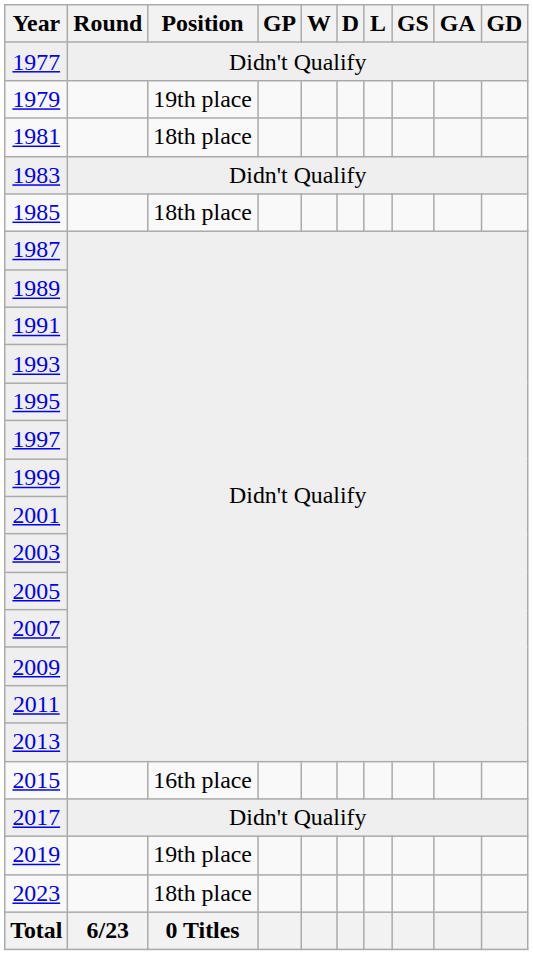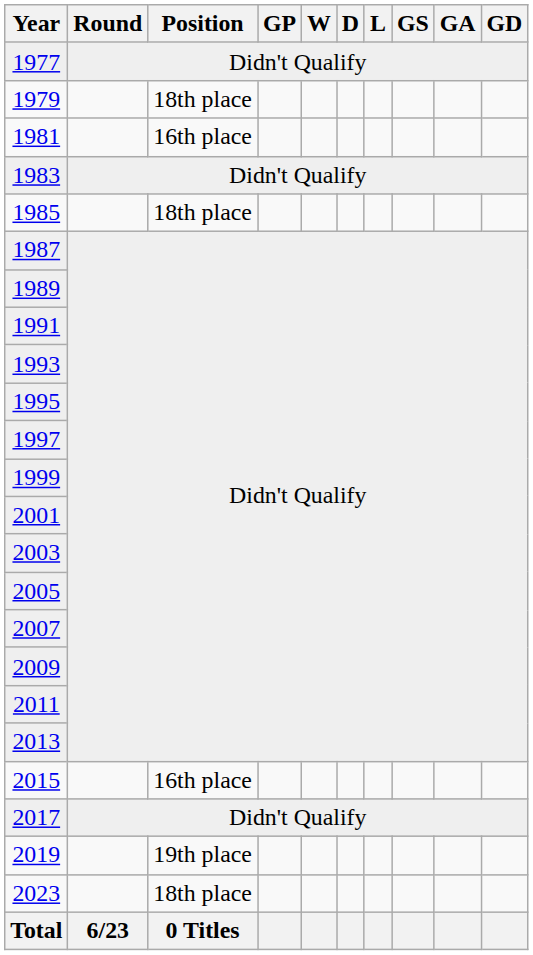(203, 99) 19th place -> (203, 99) 18th place
(203, 136) 18th place -> (203, 136) 16th place
